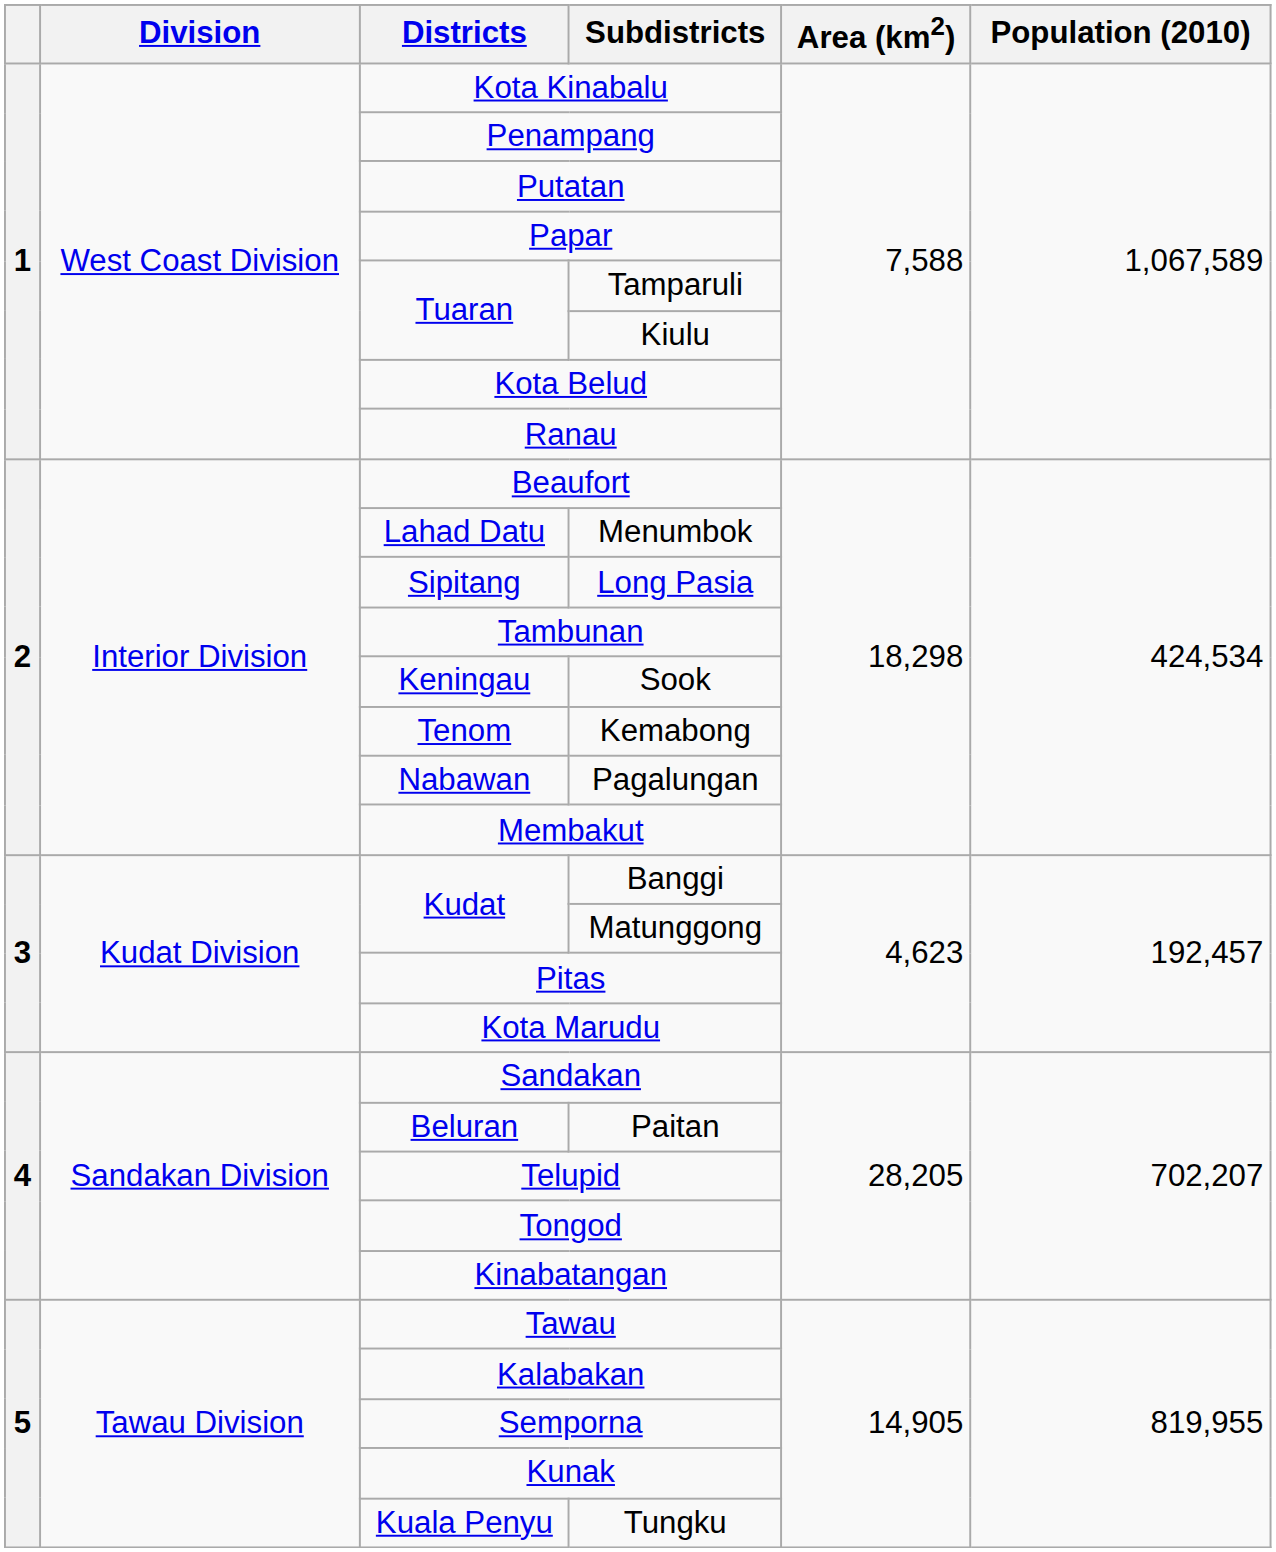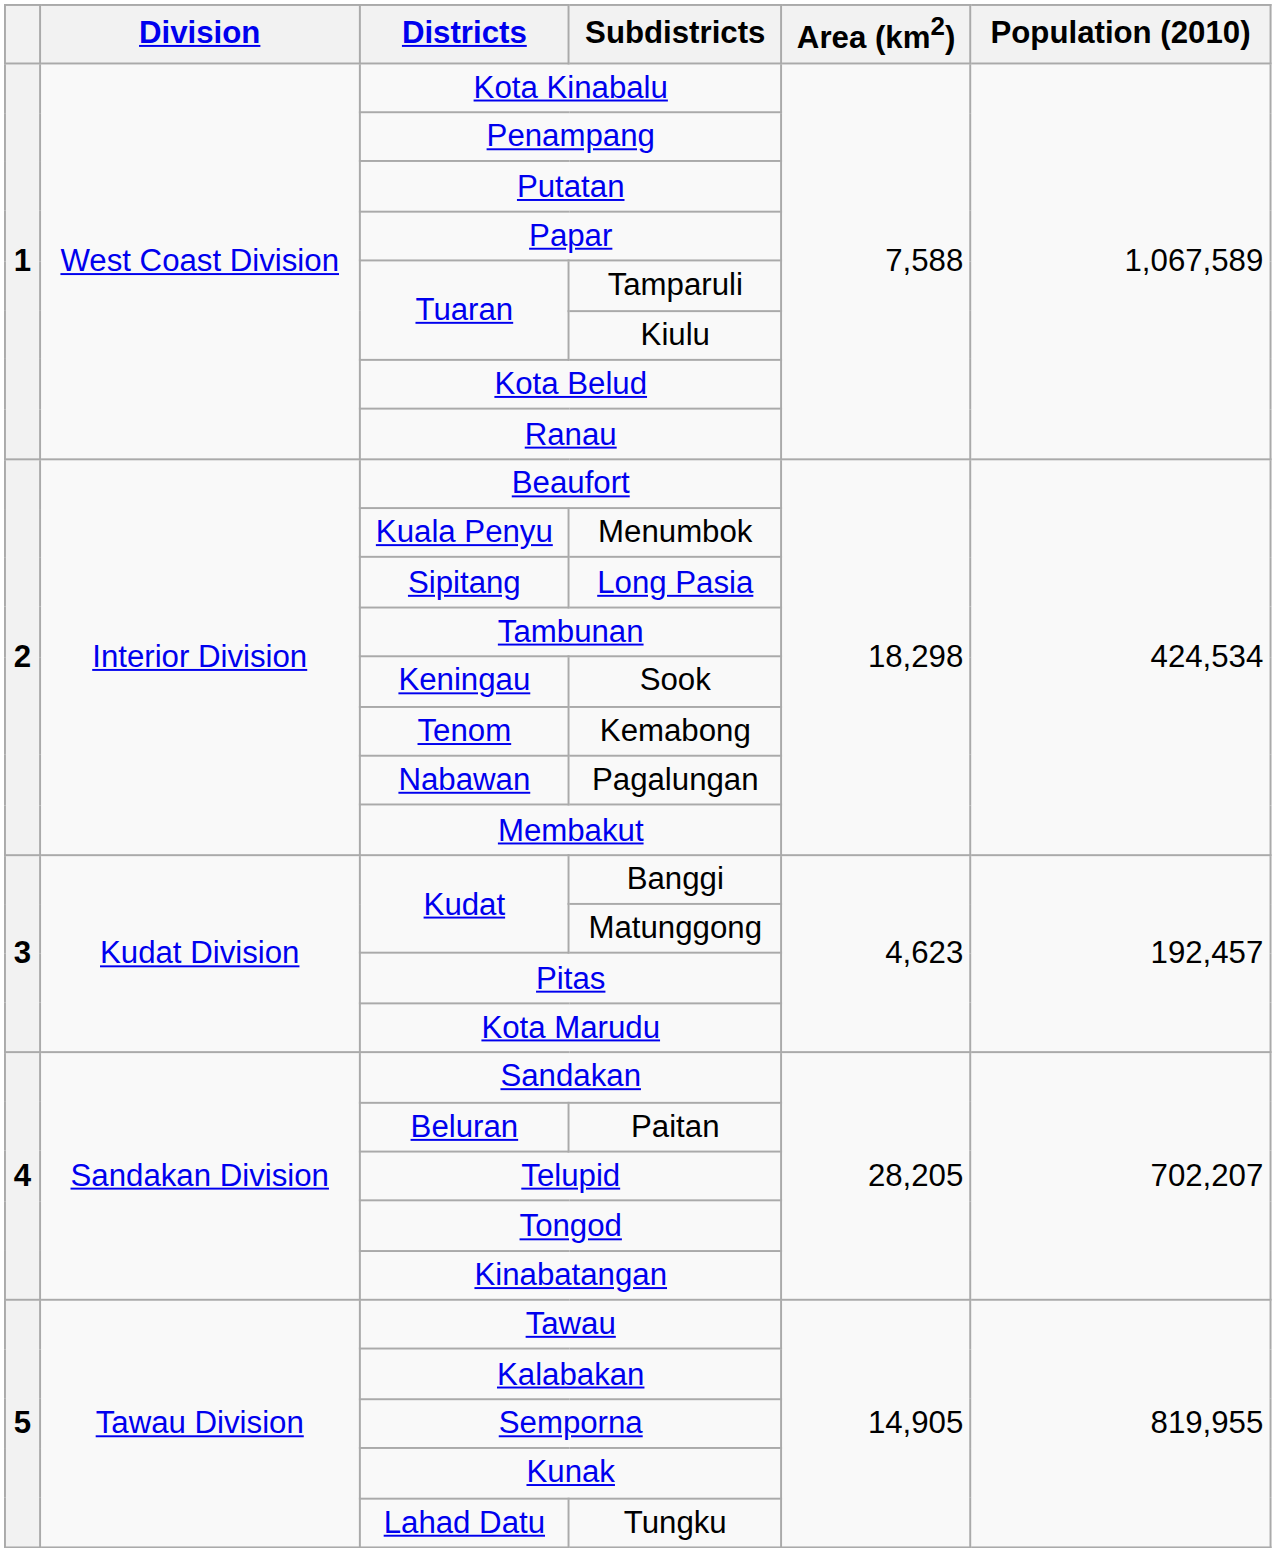(464, 532) Lahad Datu -> (464, 532) Kuala Penyu
(464, 1522) Kuala Penyu -> (464, 1522) Lahad Datu
